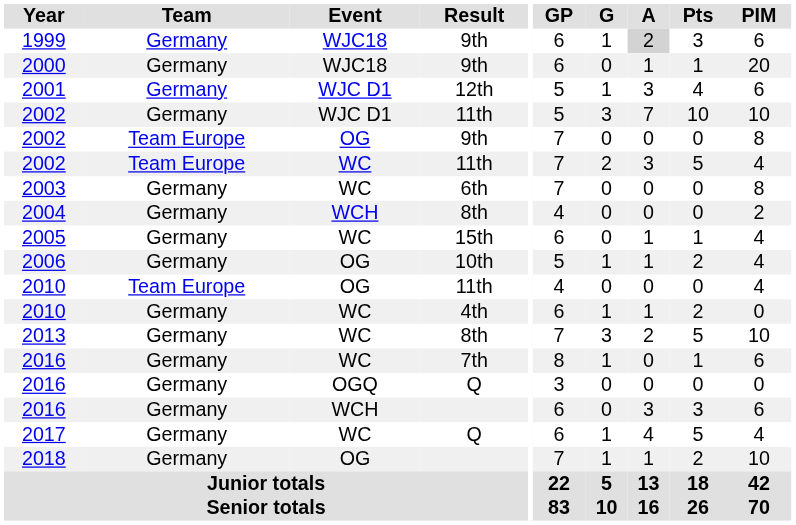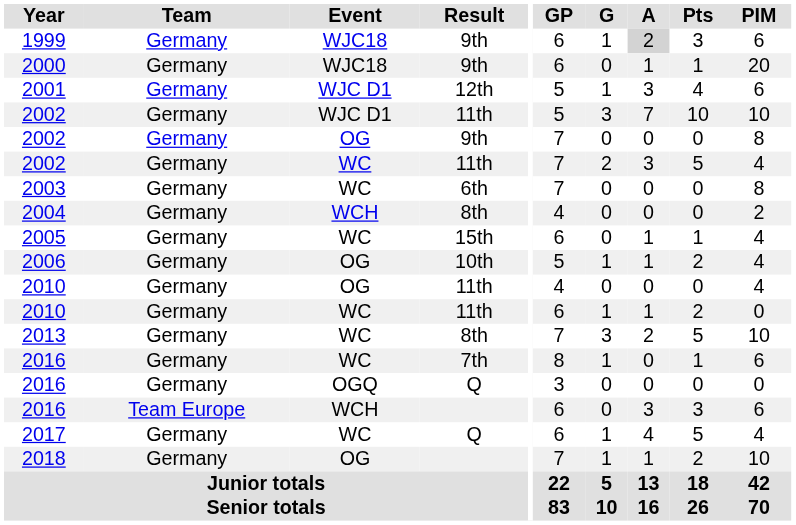(187, 139) Team Europe -> (187, 139) Germany
(187, 163) Team Europe -> (187, 163) Germany
(187, 286) Team Europe -> (187, 286) Germany
(474, 311) 4th -> (474, 311) 11th
(187, 409) Germany -> (187, 409) Team Europe
